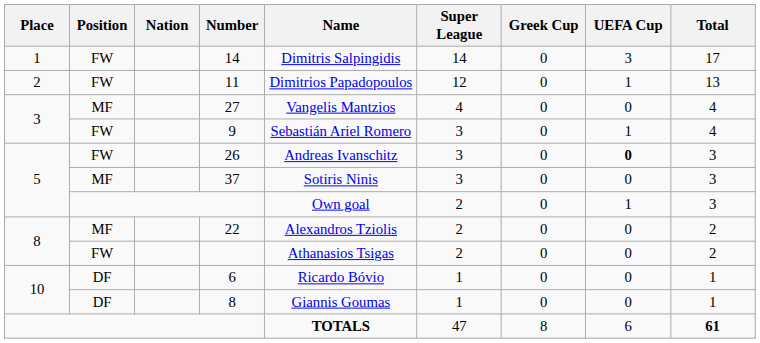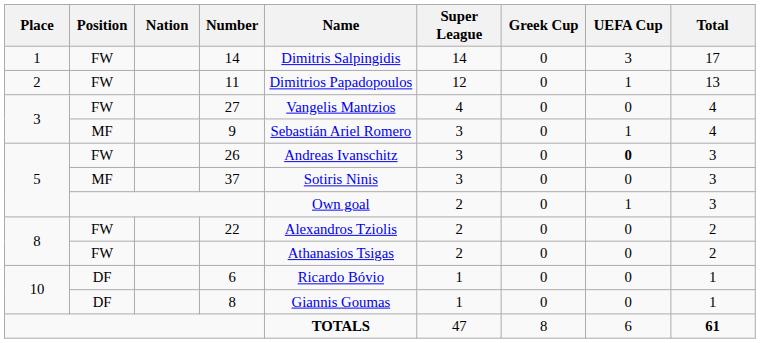(102, 107) MF -> (102, 107) FW
(102, 131) FW -> (102, 131) MF
(102, 228) MF -> (102, 228) FW
